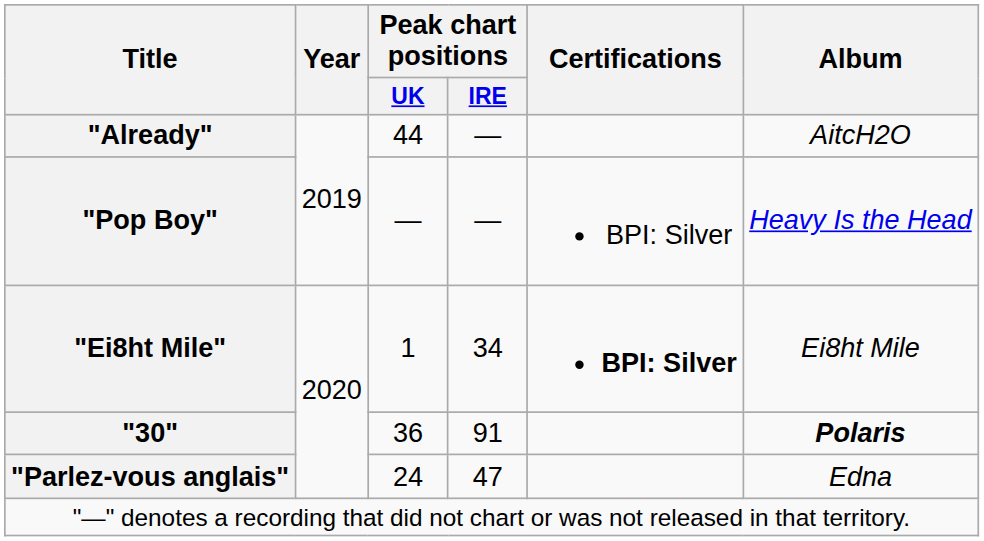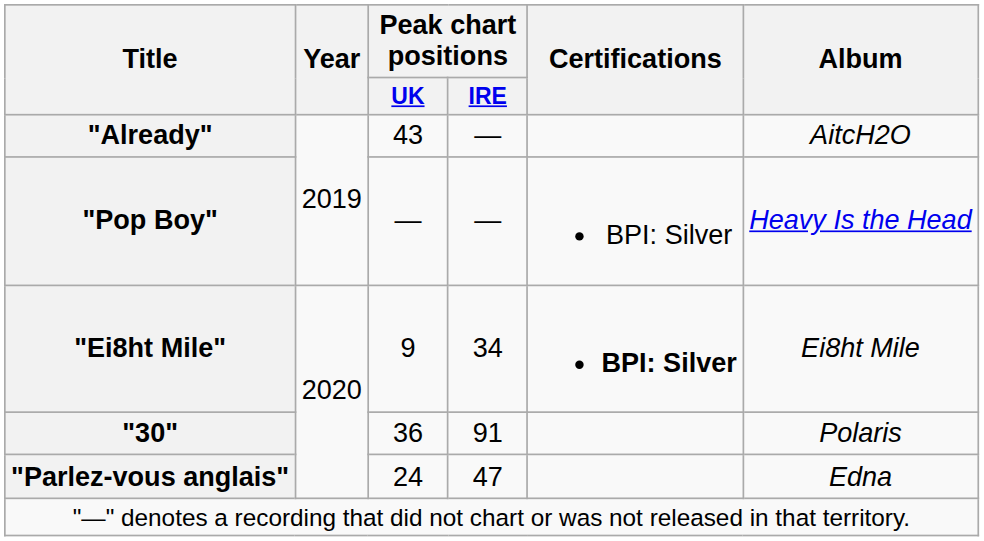(408, 135) 44 -> (408, 135) 43
(408, 347) 1 -> (408, 347) 9
(860, 433) bold -> (860, 433) normal
